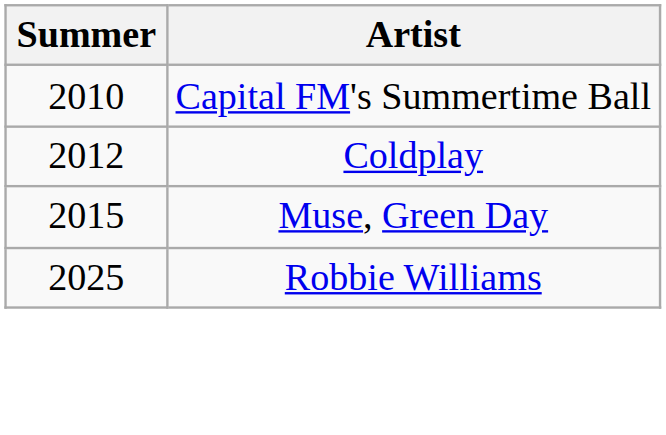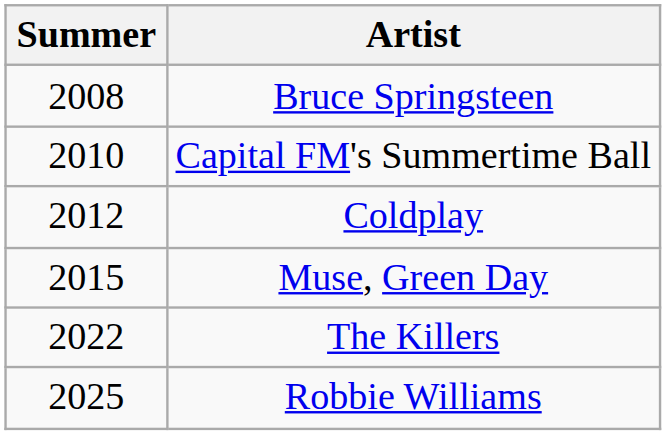+ row: (413, 95)
+ row: (413, 336)
